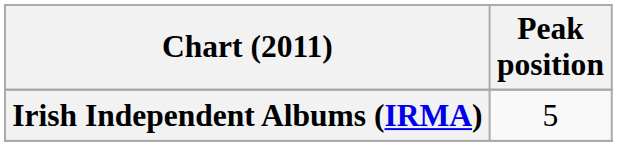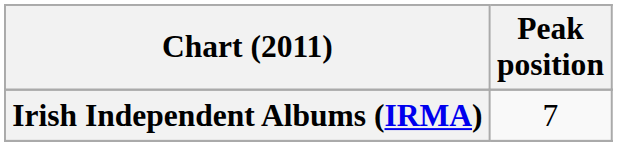(550, 114) 5 -> (550, 114) 7
